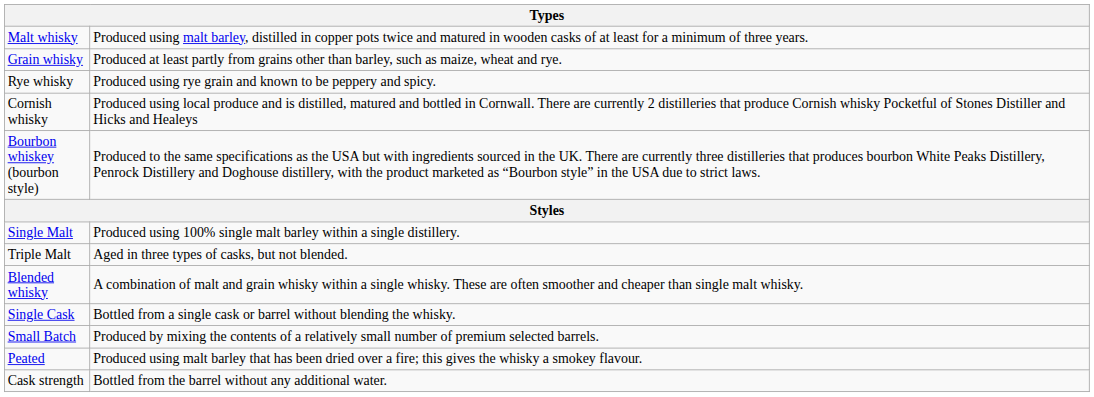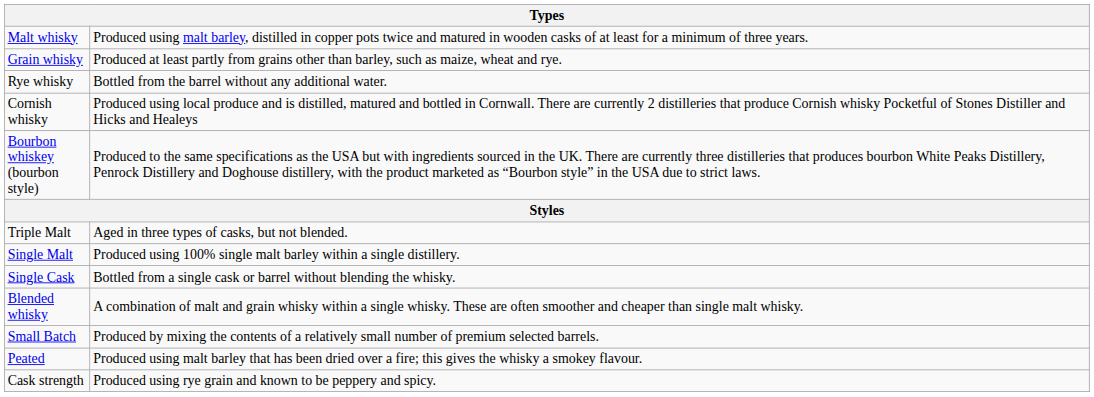(265, 81) Produced using rye grain and known to be peppery and spicy. -> (240, 81) Bottled from the barrel without any additional water.
rows swapped: (40, 232) <-> (39, 254)
rows swapped: (31, 284) <-> (41, 314)
(240, 380) Bottled from the barrel without any additional water. -> (265, 380) Produced using rye grain and known to be peppery and spicy.
